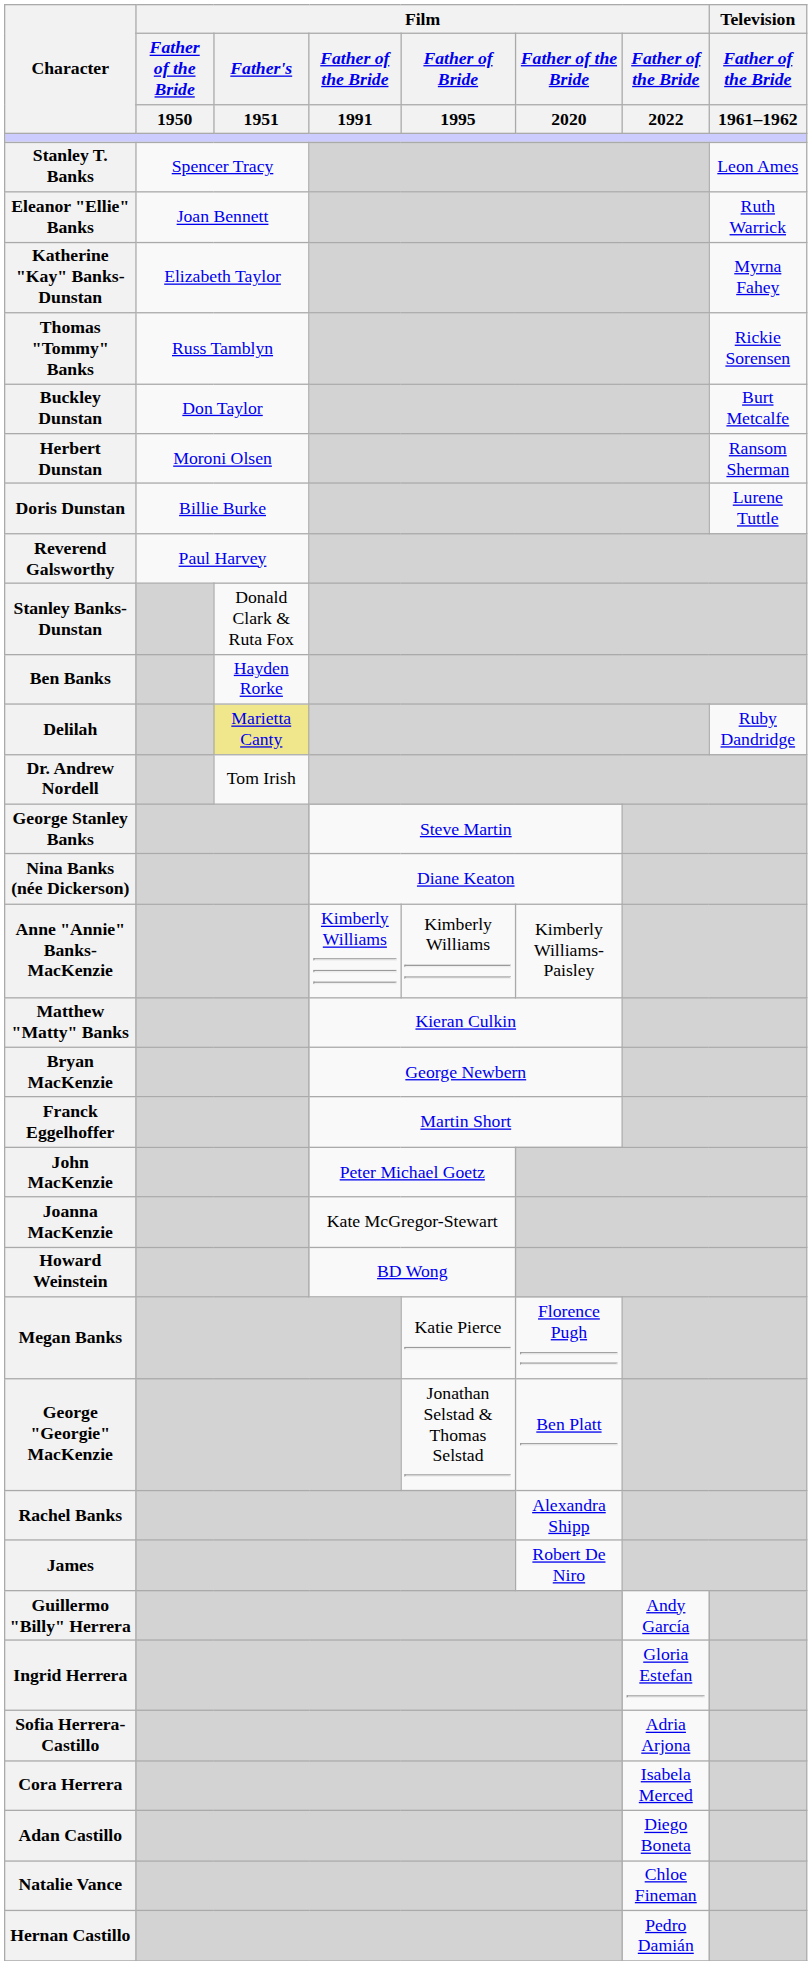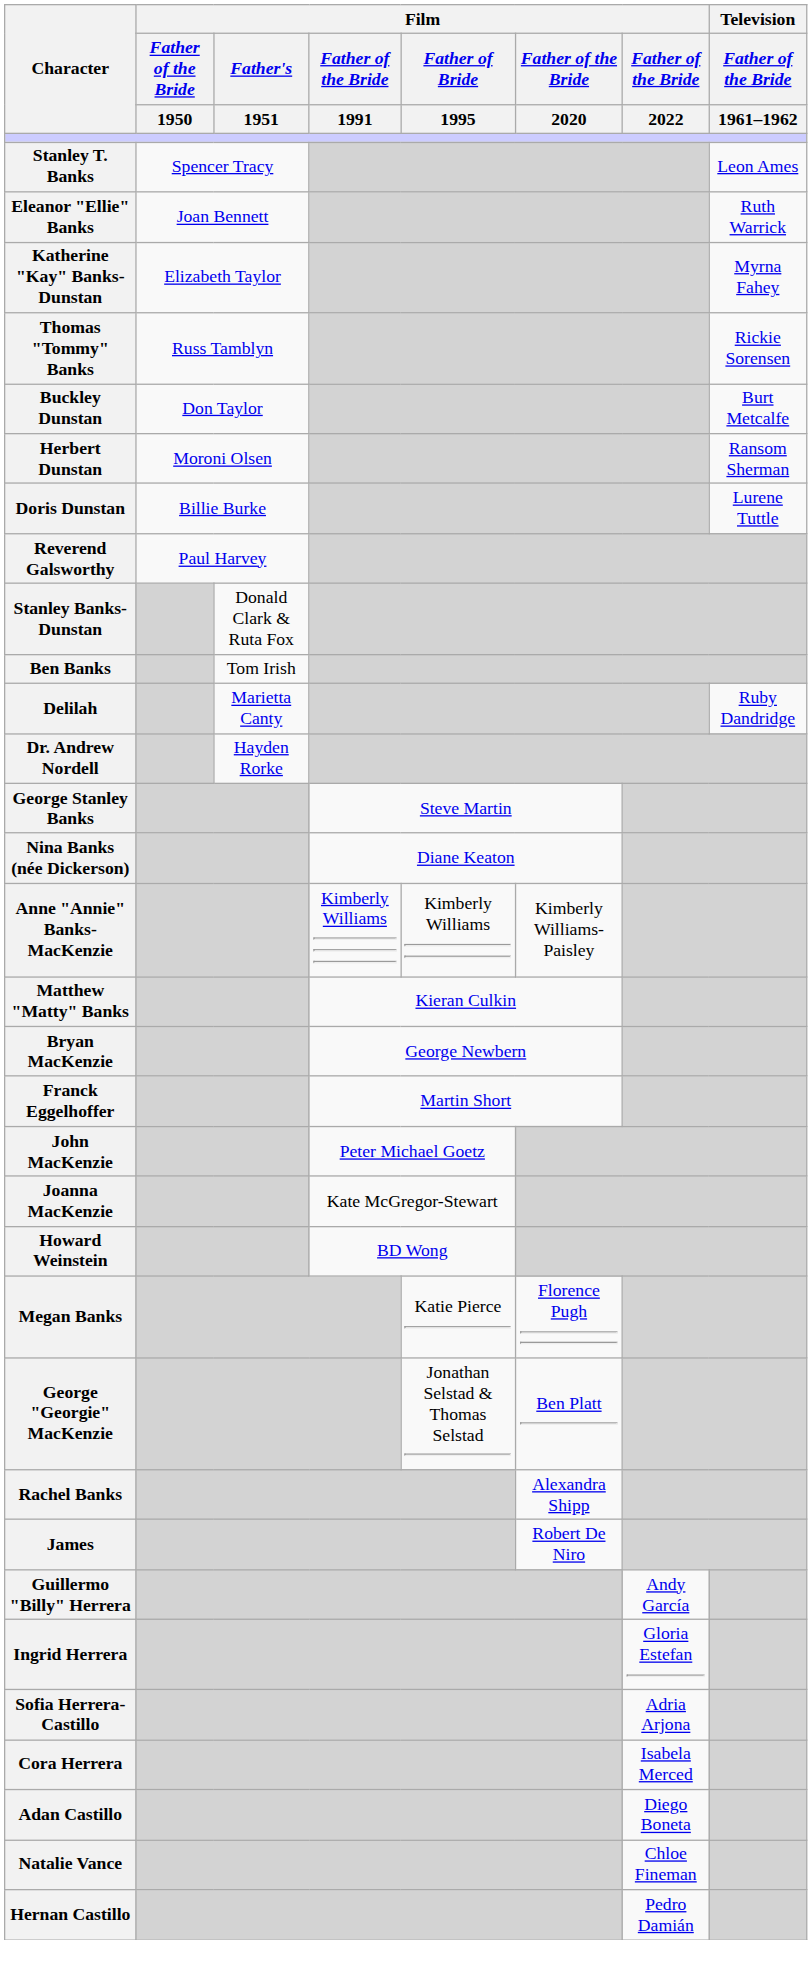(261, 678) Hayden Rorke -> (261, 668) Tom Irish
(261, 728) khaki background -> (261, 707) no background
(261, 778) Tom Irish -> (261, 757) Hayden Rorke
